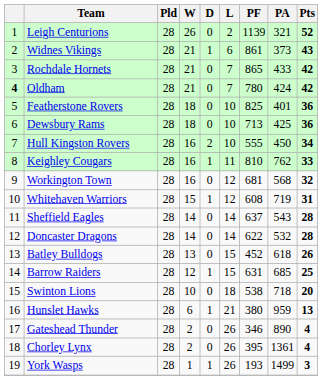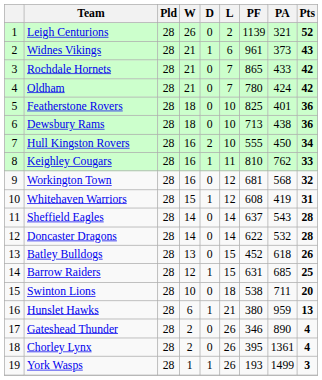(254, 50) 861 -> (254, 50) 961
(14, 87) bold -> (14, 87) normal
(282, 124) 425 -> (282, 124) 438
(282, 198) 719 -> (282, 198) 419
(282, 291) 718 -> (282, 291) 711
